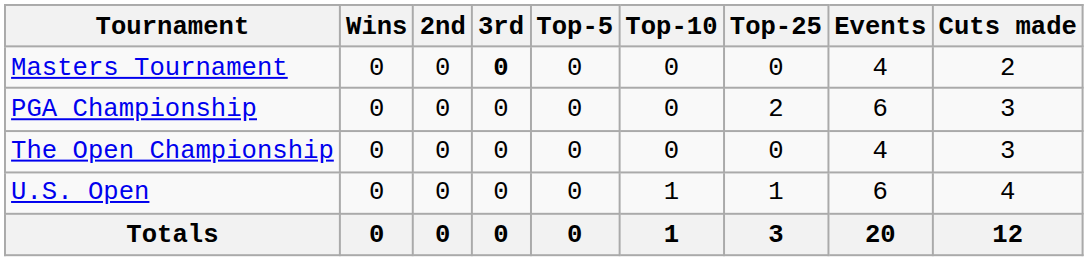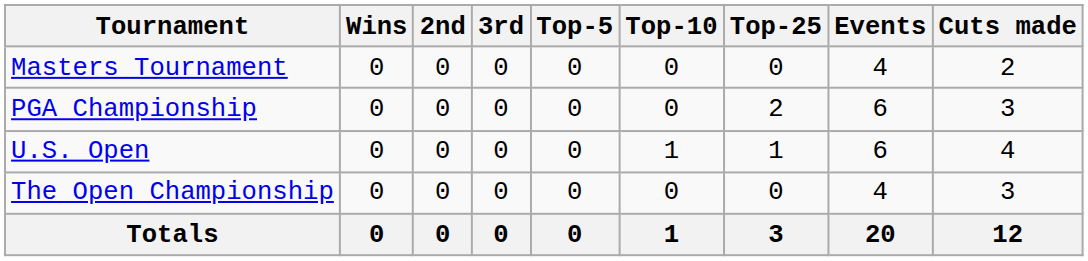(501, 68) bold -> (501, 68) normal
rows swapped: (80, 193) <-> (172, 151)
